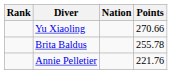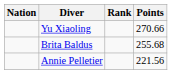columns swapped: (19, 12) <-> (117, 12)
(150, 45) 255.78 -> (150, 45) 255.68
(150, 61) 221.76 -> (150, 61) 221.56
